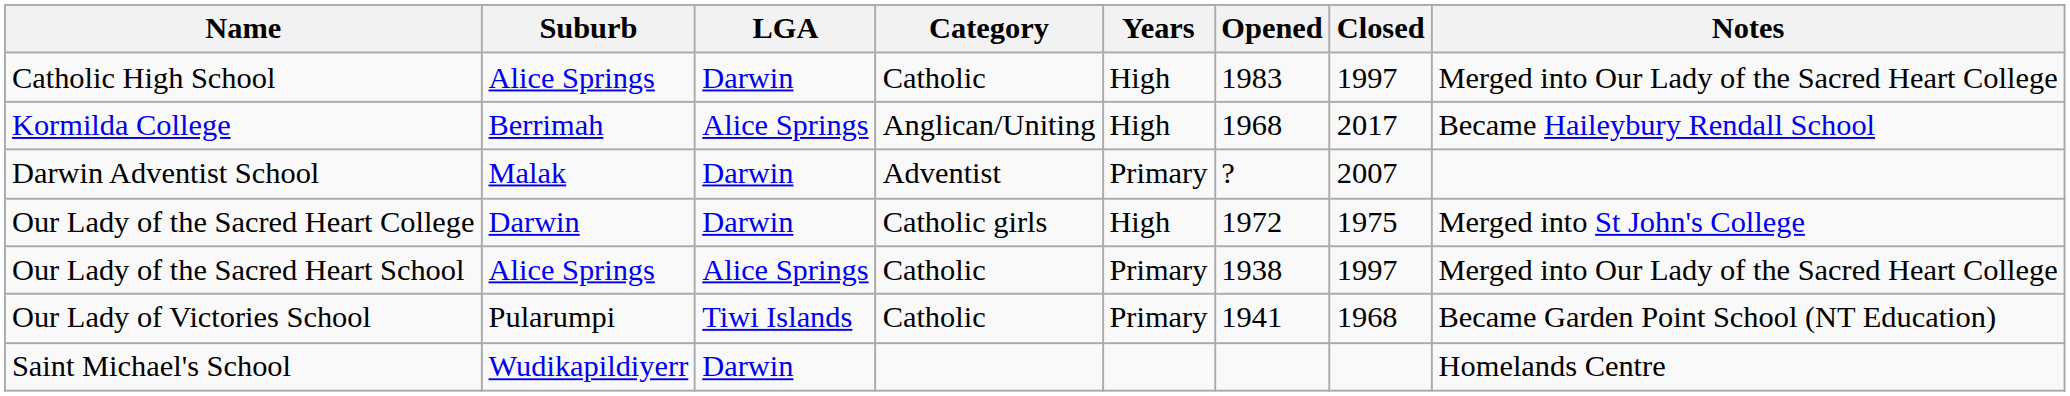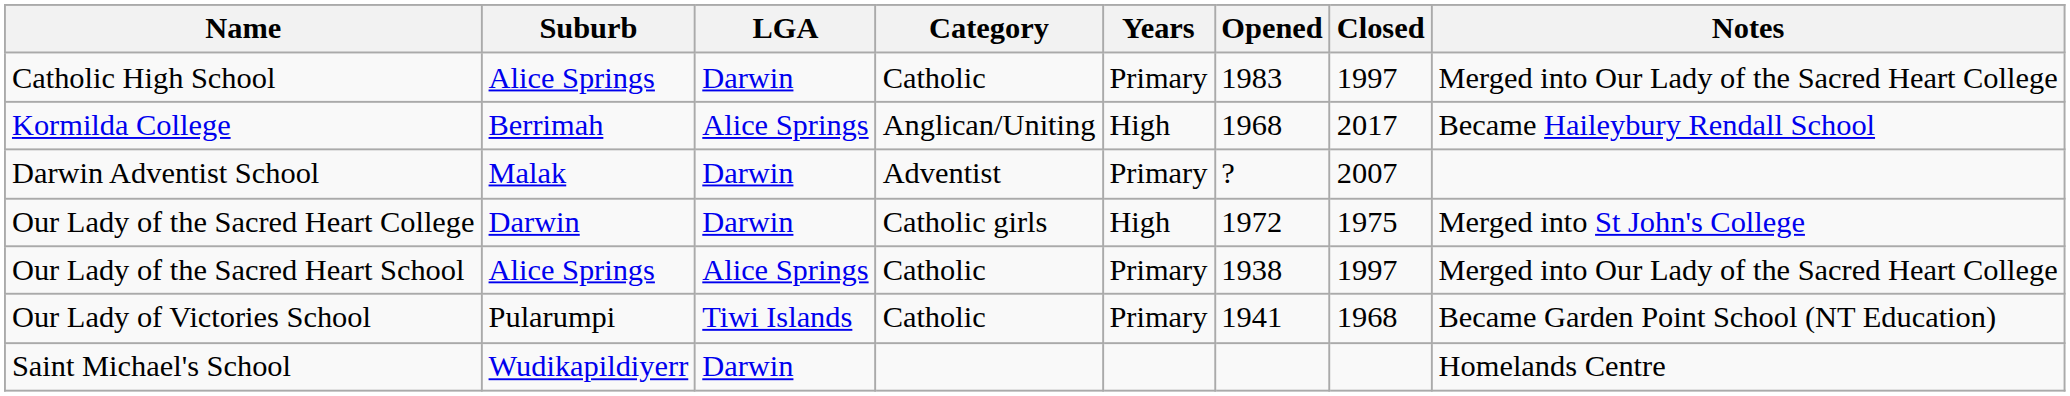(1140, 76) High -> (1158, 76) Primary
